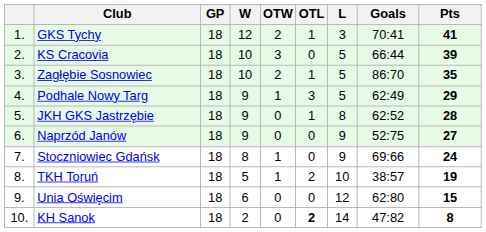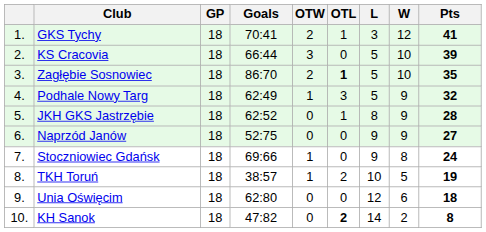columns swapped: (245, 14) <-> (388, 14)
(312, 75) normal -> (344, 75) bold
(450, 95) 29 -> (450, 95) 32
(450, 197) 15 -> (450, 197) 18
